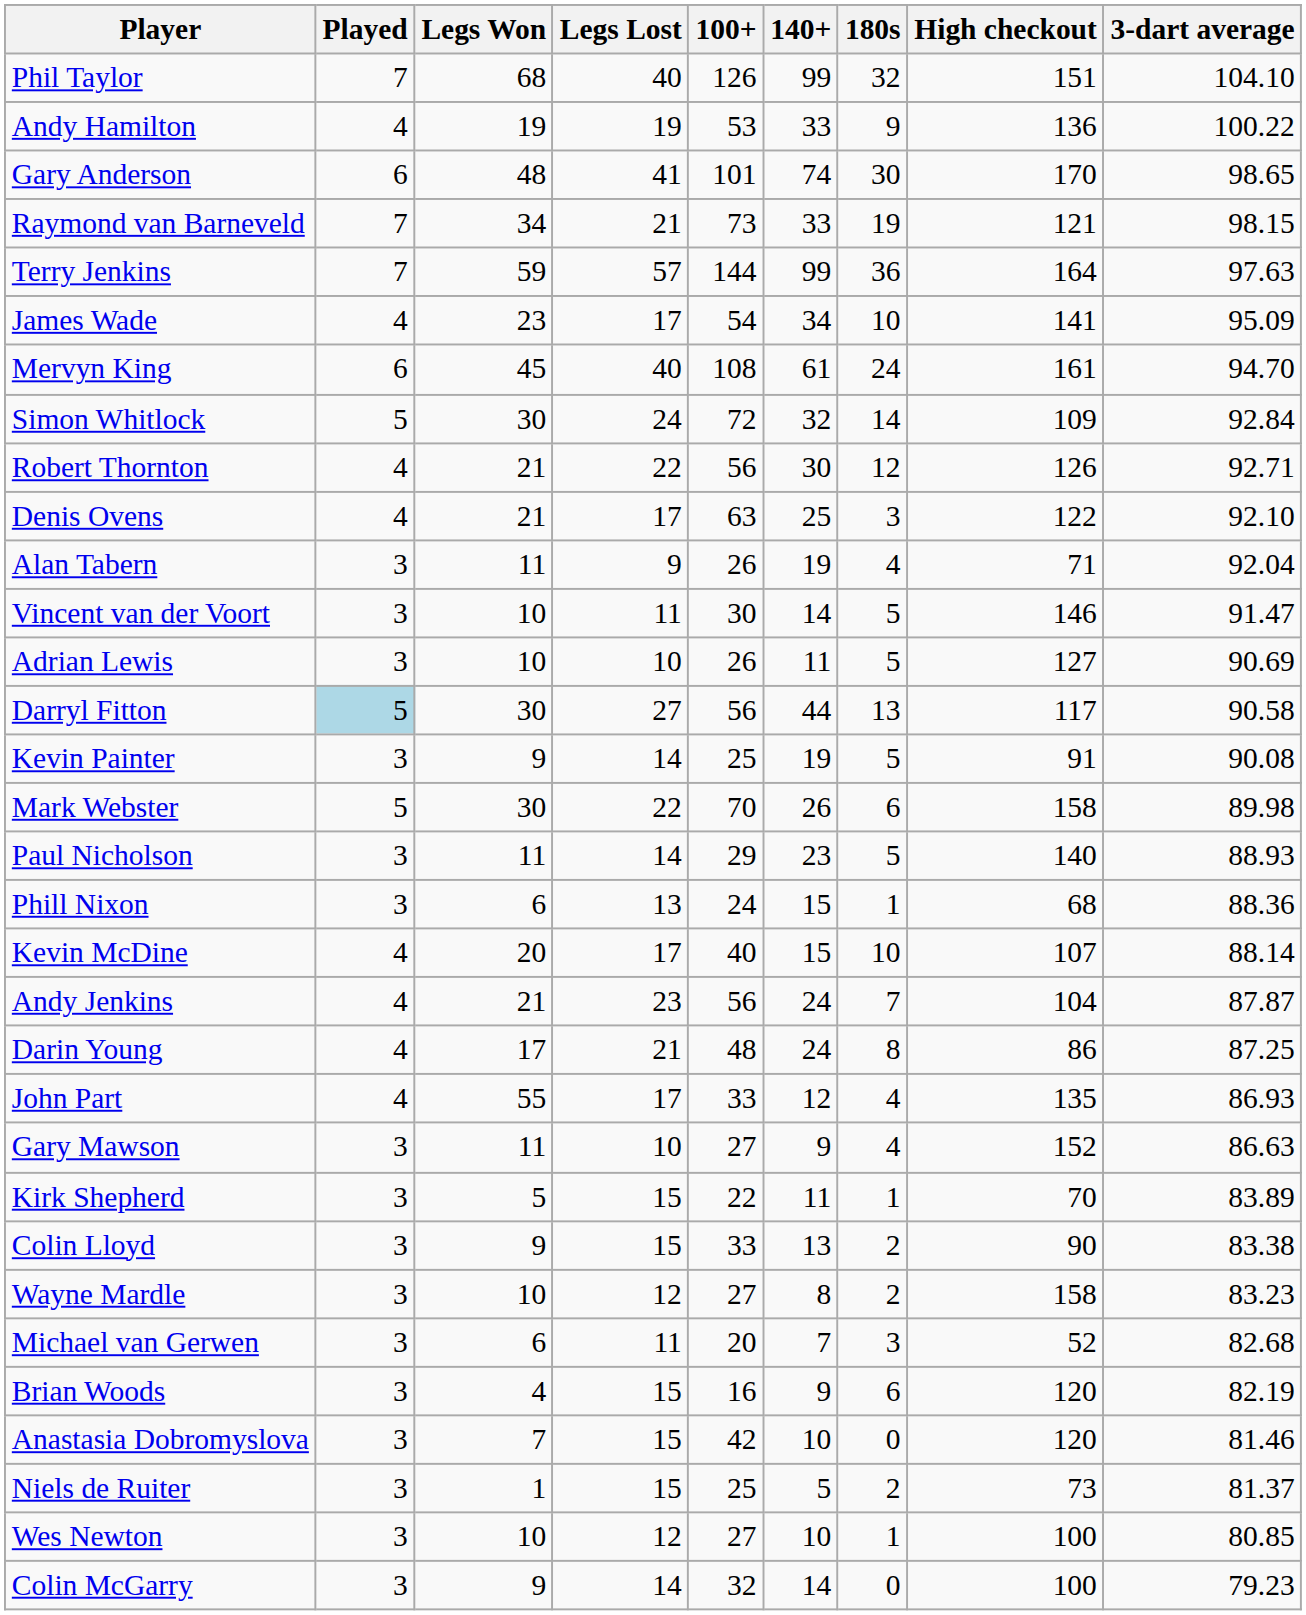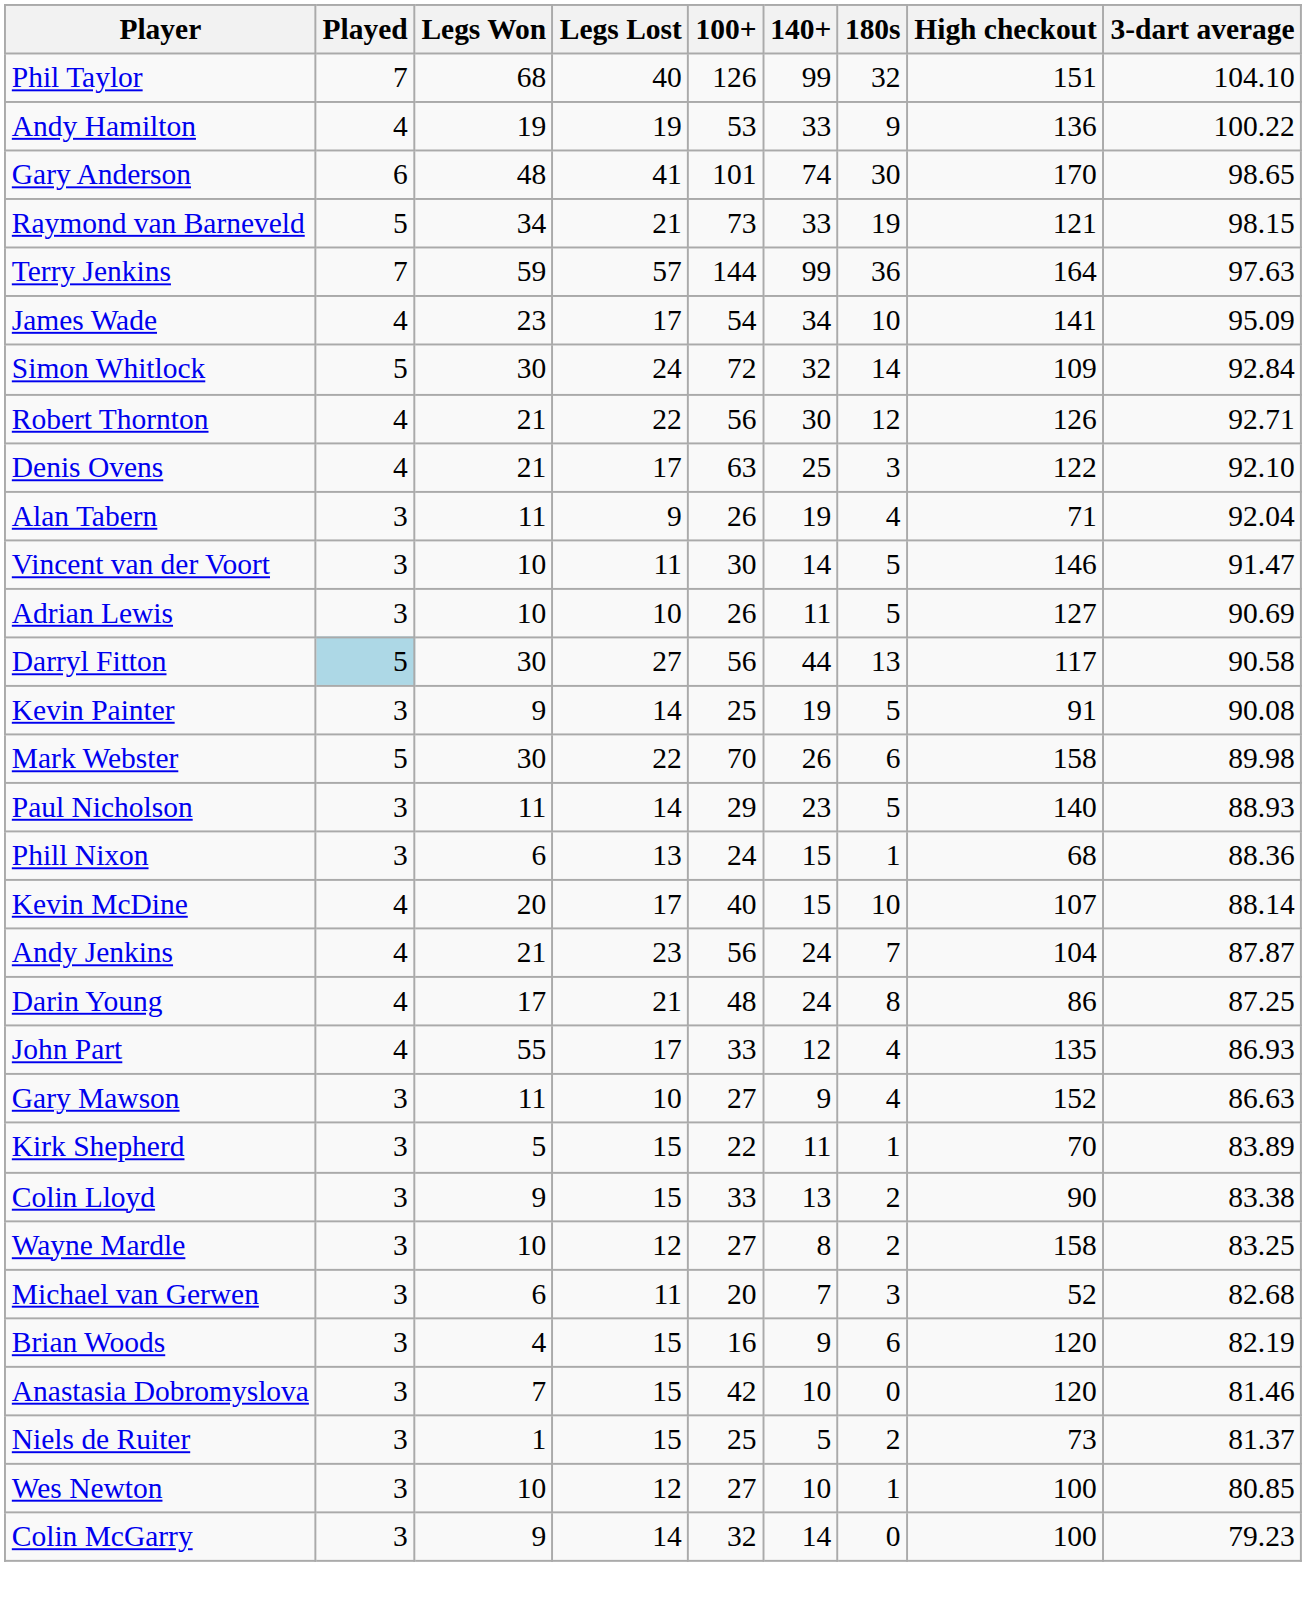(400, 223) 7 -> (400, 223) 5
- row: (92, 369)
(1261, 1293) 83.23 -> (1261, 1244) 83.25
